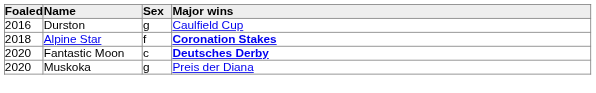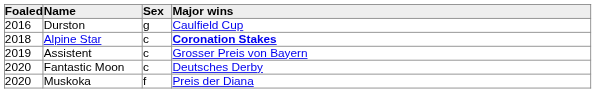(145, 39) f -> (146, 39) c
+ row: (68, 53)
(221, 53) bold -> (218, 67) normal
(146, 67) g -> (145, 81) f
